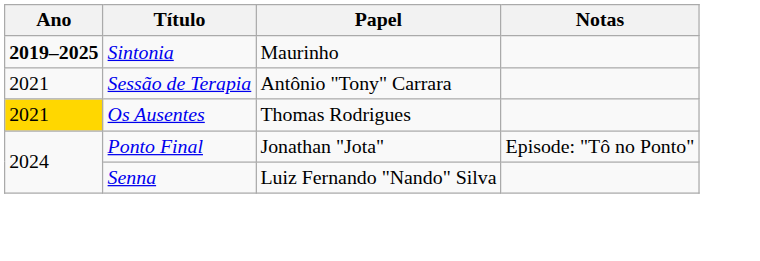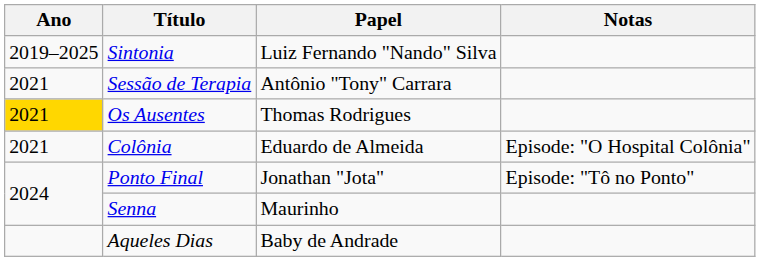(54, 51) bold -> (54, 51) normal
(300, 51) Maurinho -> (378, 51) Luiz Fernando "Nando" Silva
+ row: (140, 146)
(378, 177) Luiz Fernando "Nando" Silva -> (300, 209) Maurinho
+ row: (160, 240)
